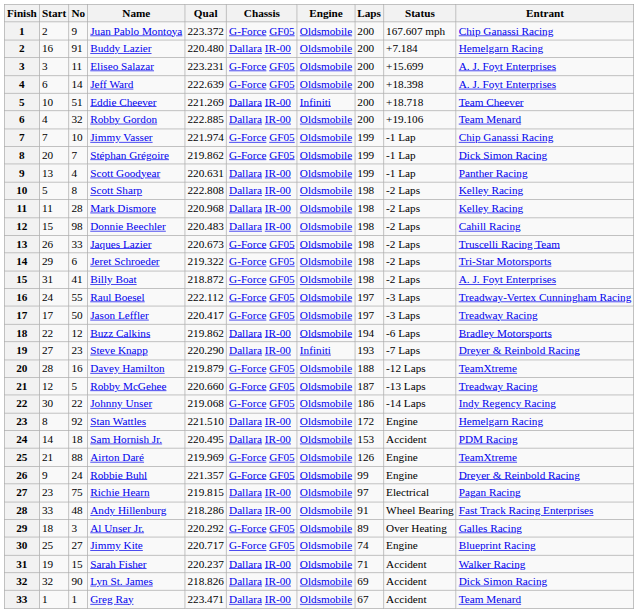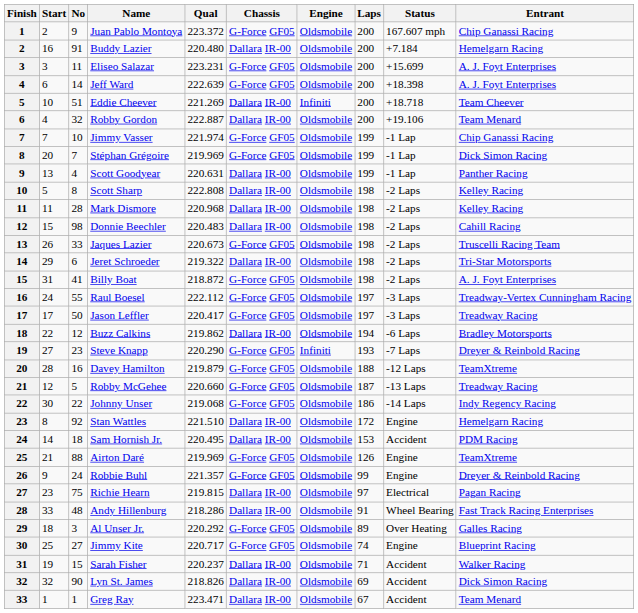(206, 119) 222.885 -> (206, 119) 222.887
(206, 155) 219.862 -> (206, 155) 219.969
(262, 262) G-Force GF05 -> (260, 262) Dallara IR-00
(260, 350) Dallara IR-00 -> (262, 350) G-Force GF05
